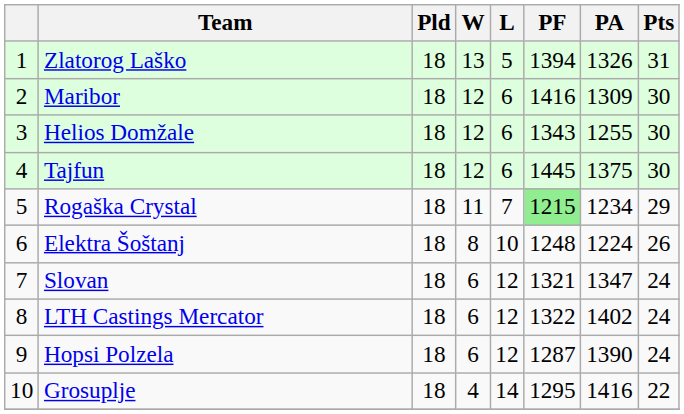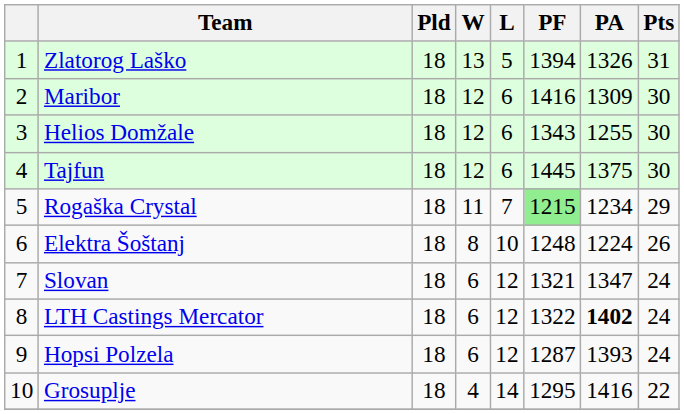(609, 317) normal -> (609, 317) bold
(609, 354) 1390 -> (609, 354) 1393
